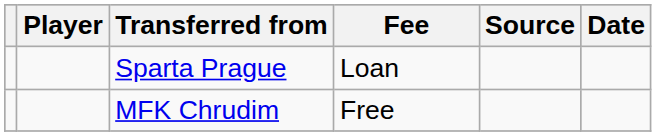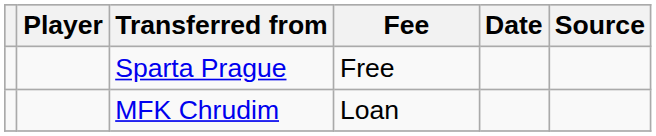columns swapped: (616, 25) <-> (530, 25)
(370, 67) Loan -> (367, 67) Free
(367, 109) Free -> (370, 109) Loan
